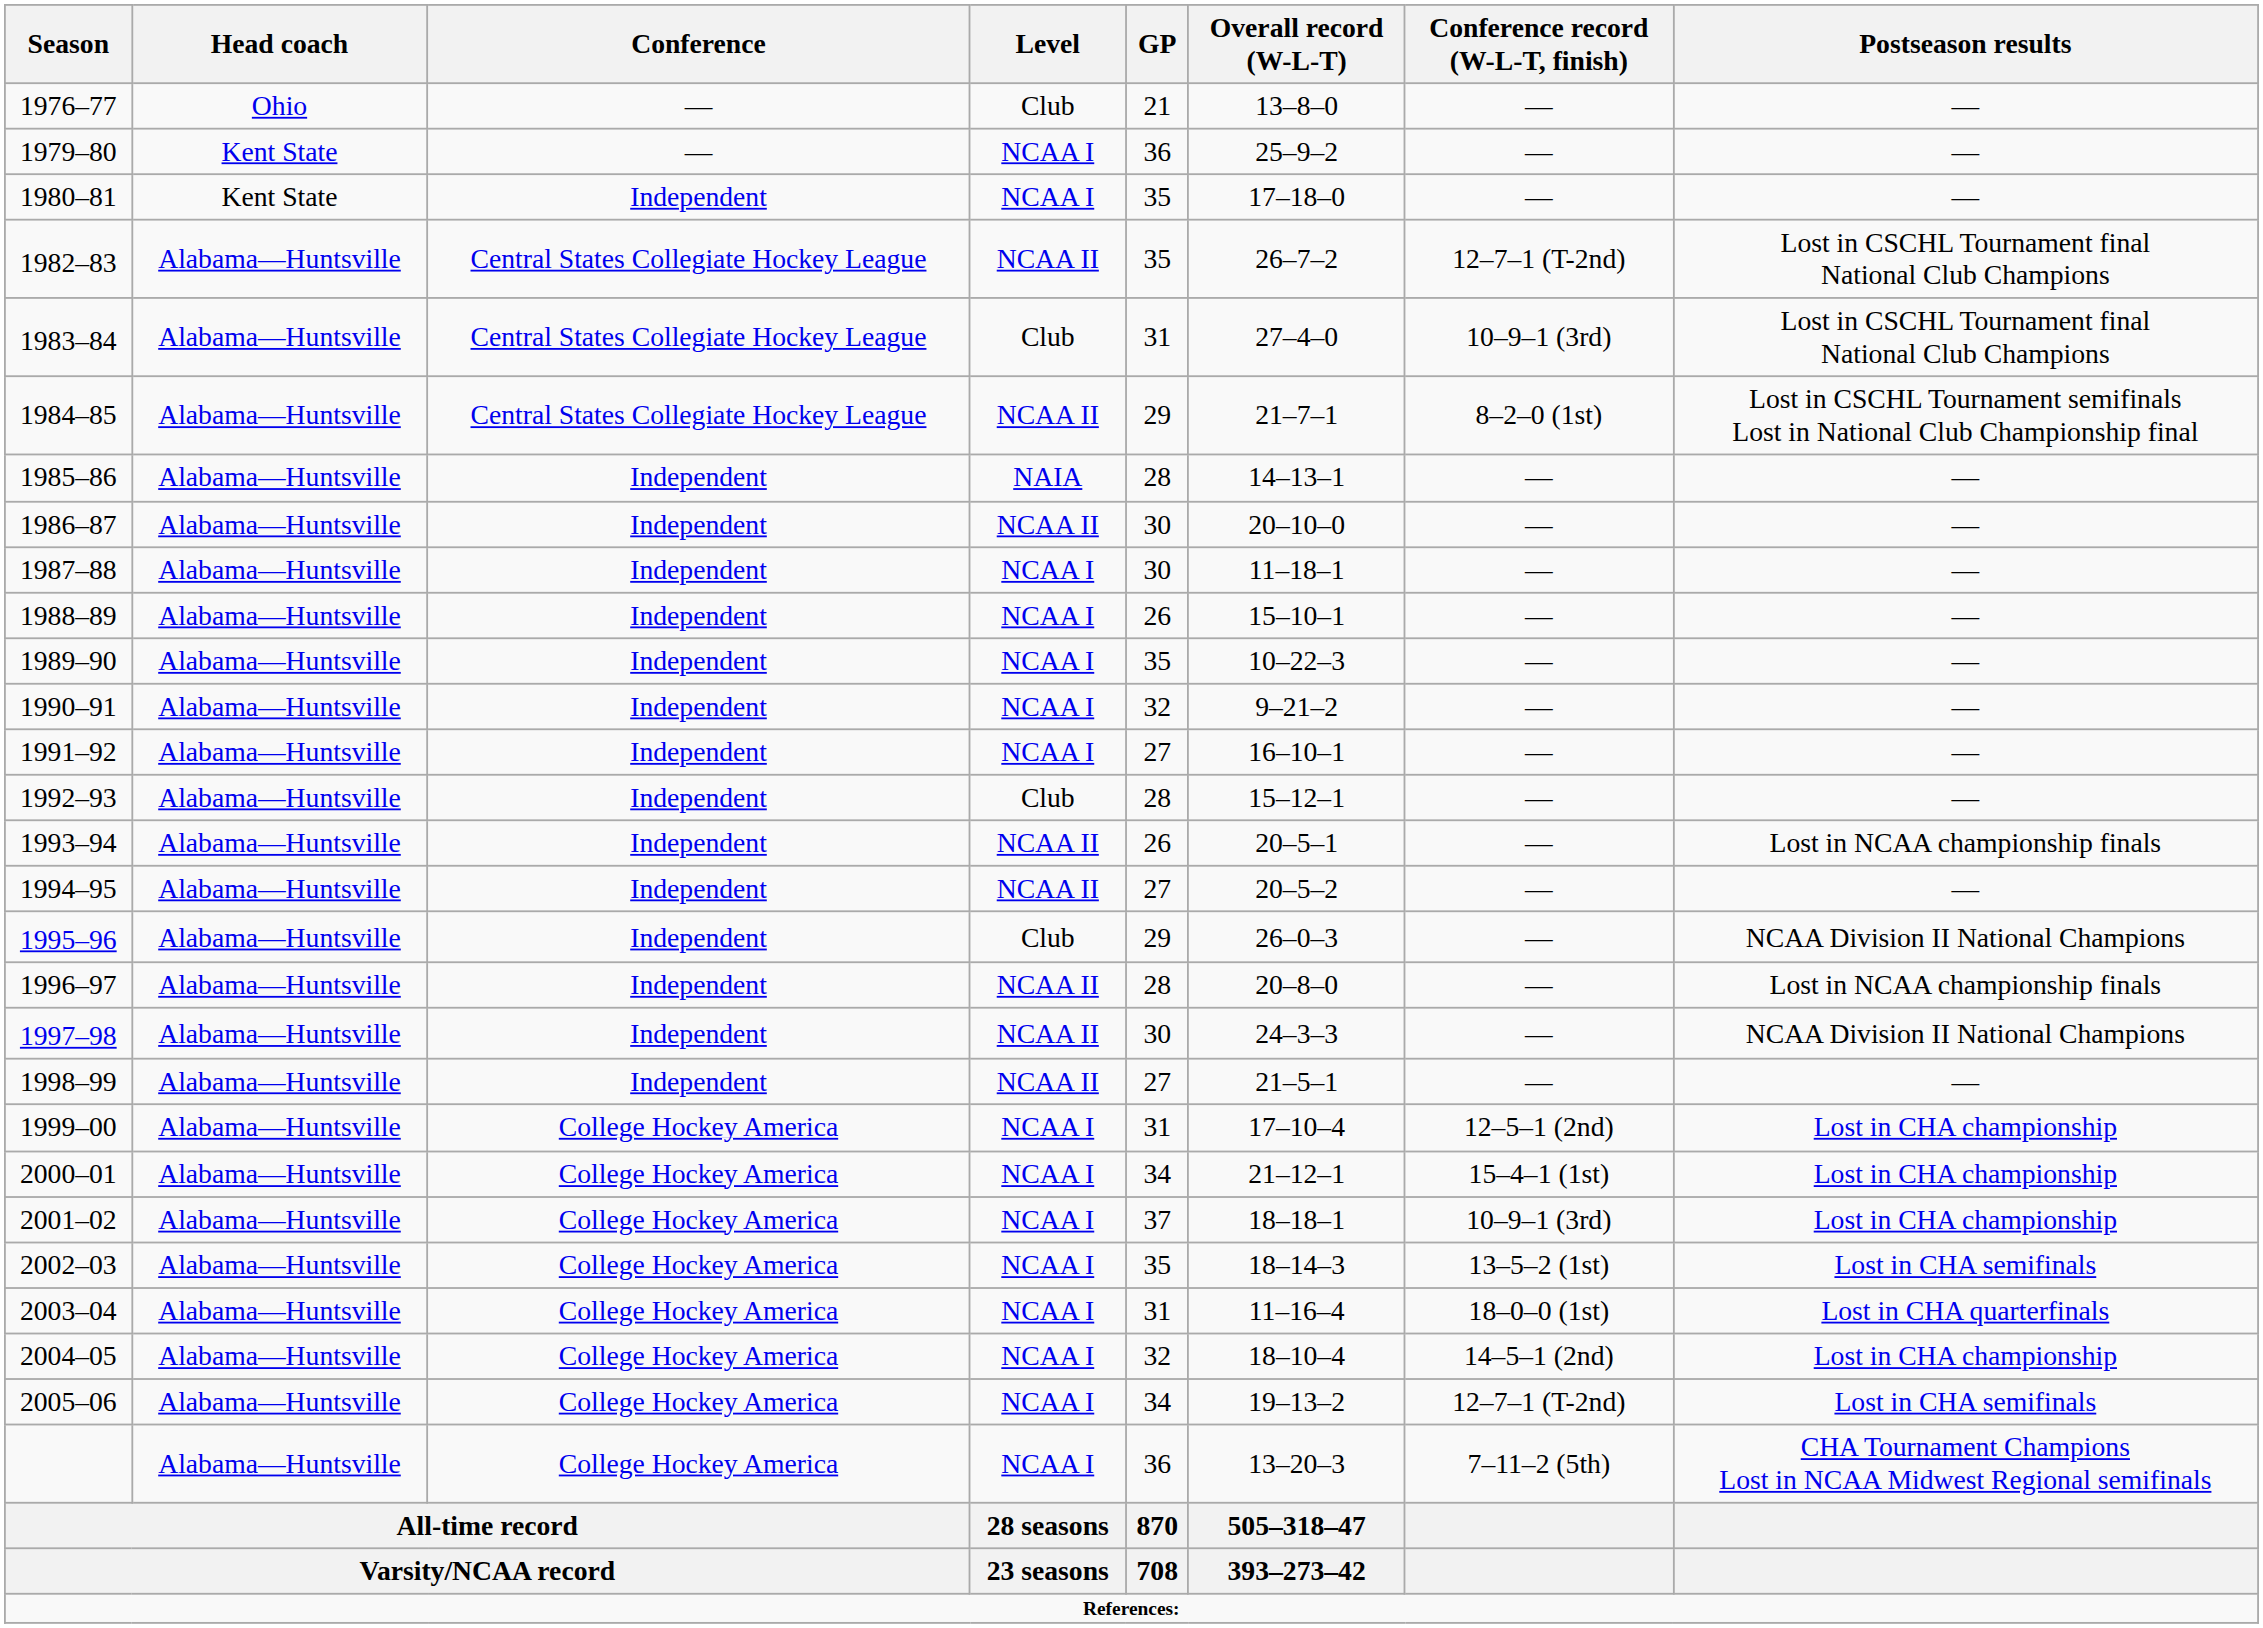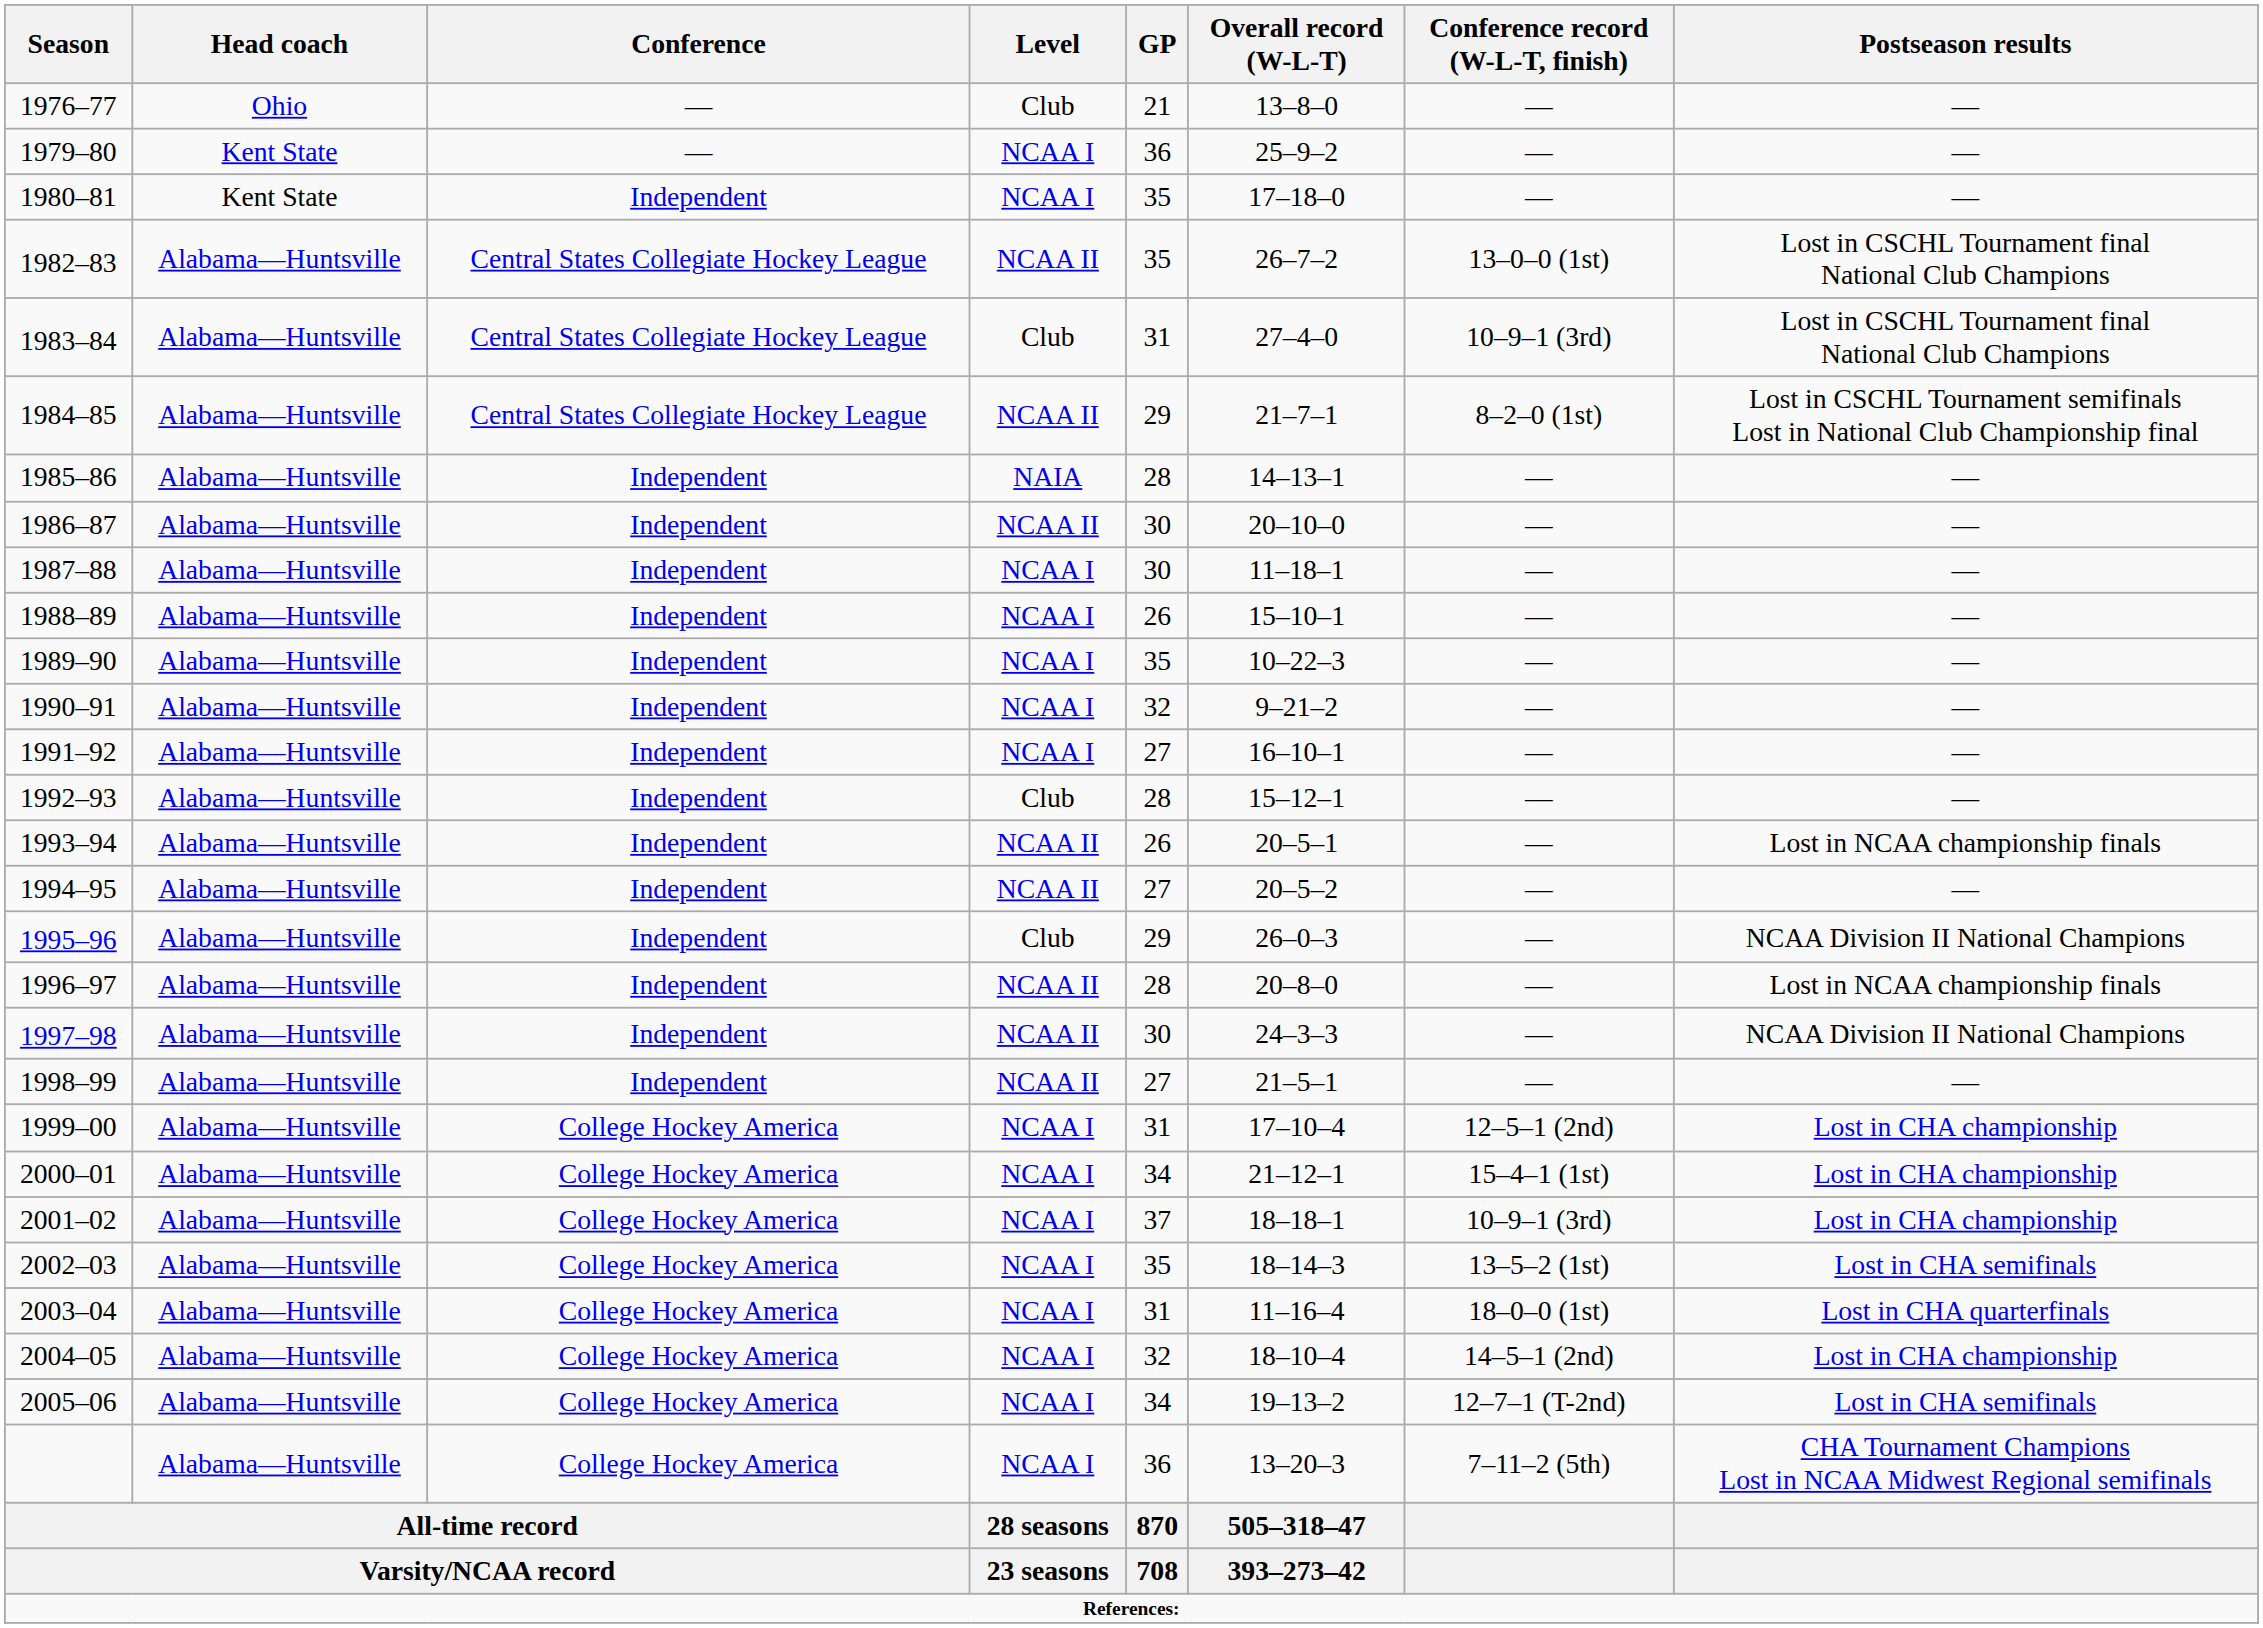(1539, 259) 12–7–1 (T-2nd) -> (1539, 259) 13–0–0 (1st)
